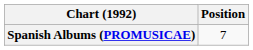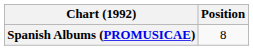(223, 34) 7 -> (223, 34) 8
